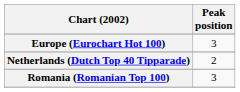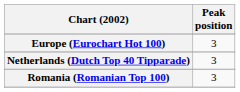(214, 60) 2 -> (214, 60) 3
